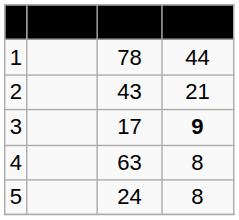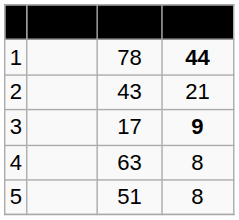(197, 57) normal -> (197, 57) bold
(130, 197) 24 -> (130, 197) 51
